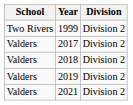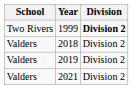(104, 28) normal -> (104, 28) bold
- row: (68, 44)
